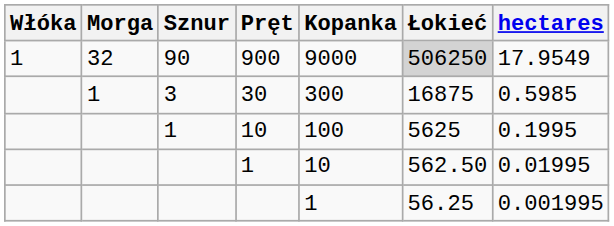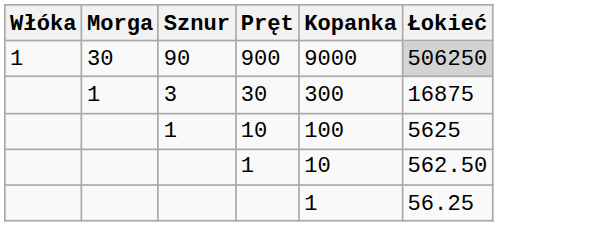- column: (551, 23)
(100, 59) 32 -> (100, 59) 30
